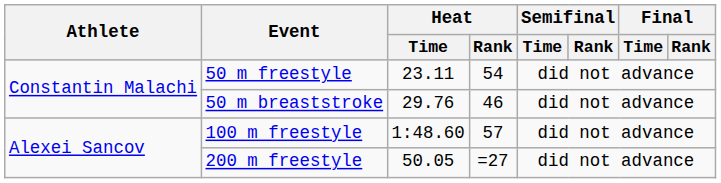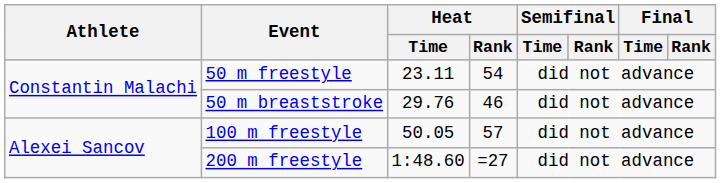(428, 133) 1:48.60 -> (428, 133) 50.05
(428, 162) 50.05 -> (428, 162) 1:48.60
